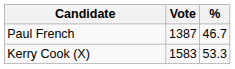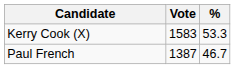rows swapped: (49, 53) <-> (41, 34)
